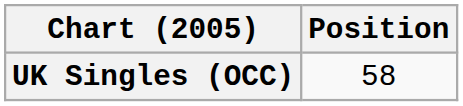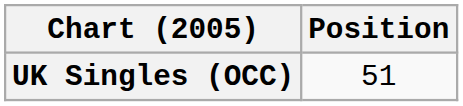(379, 77) 58 -> (379, 77) 51
